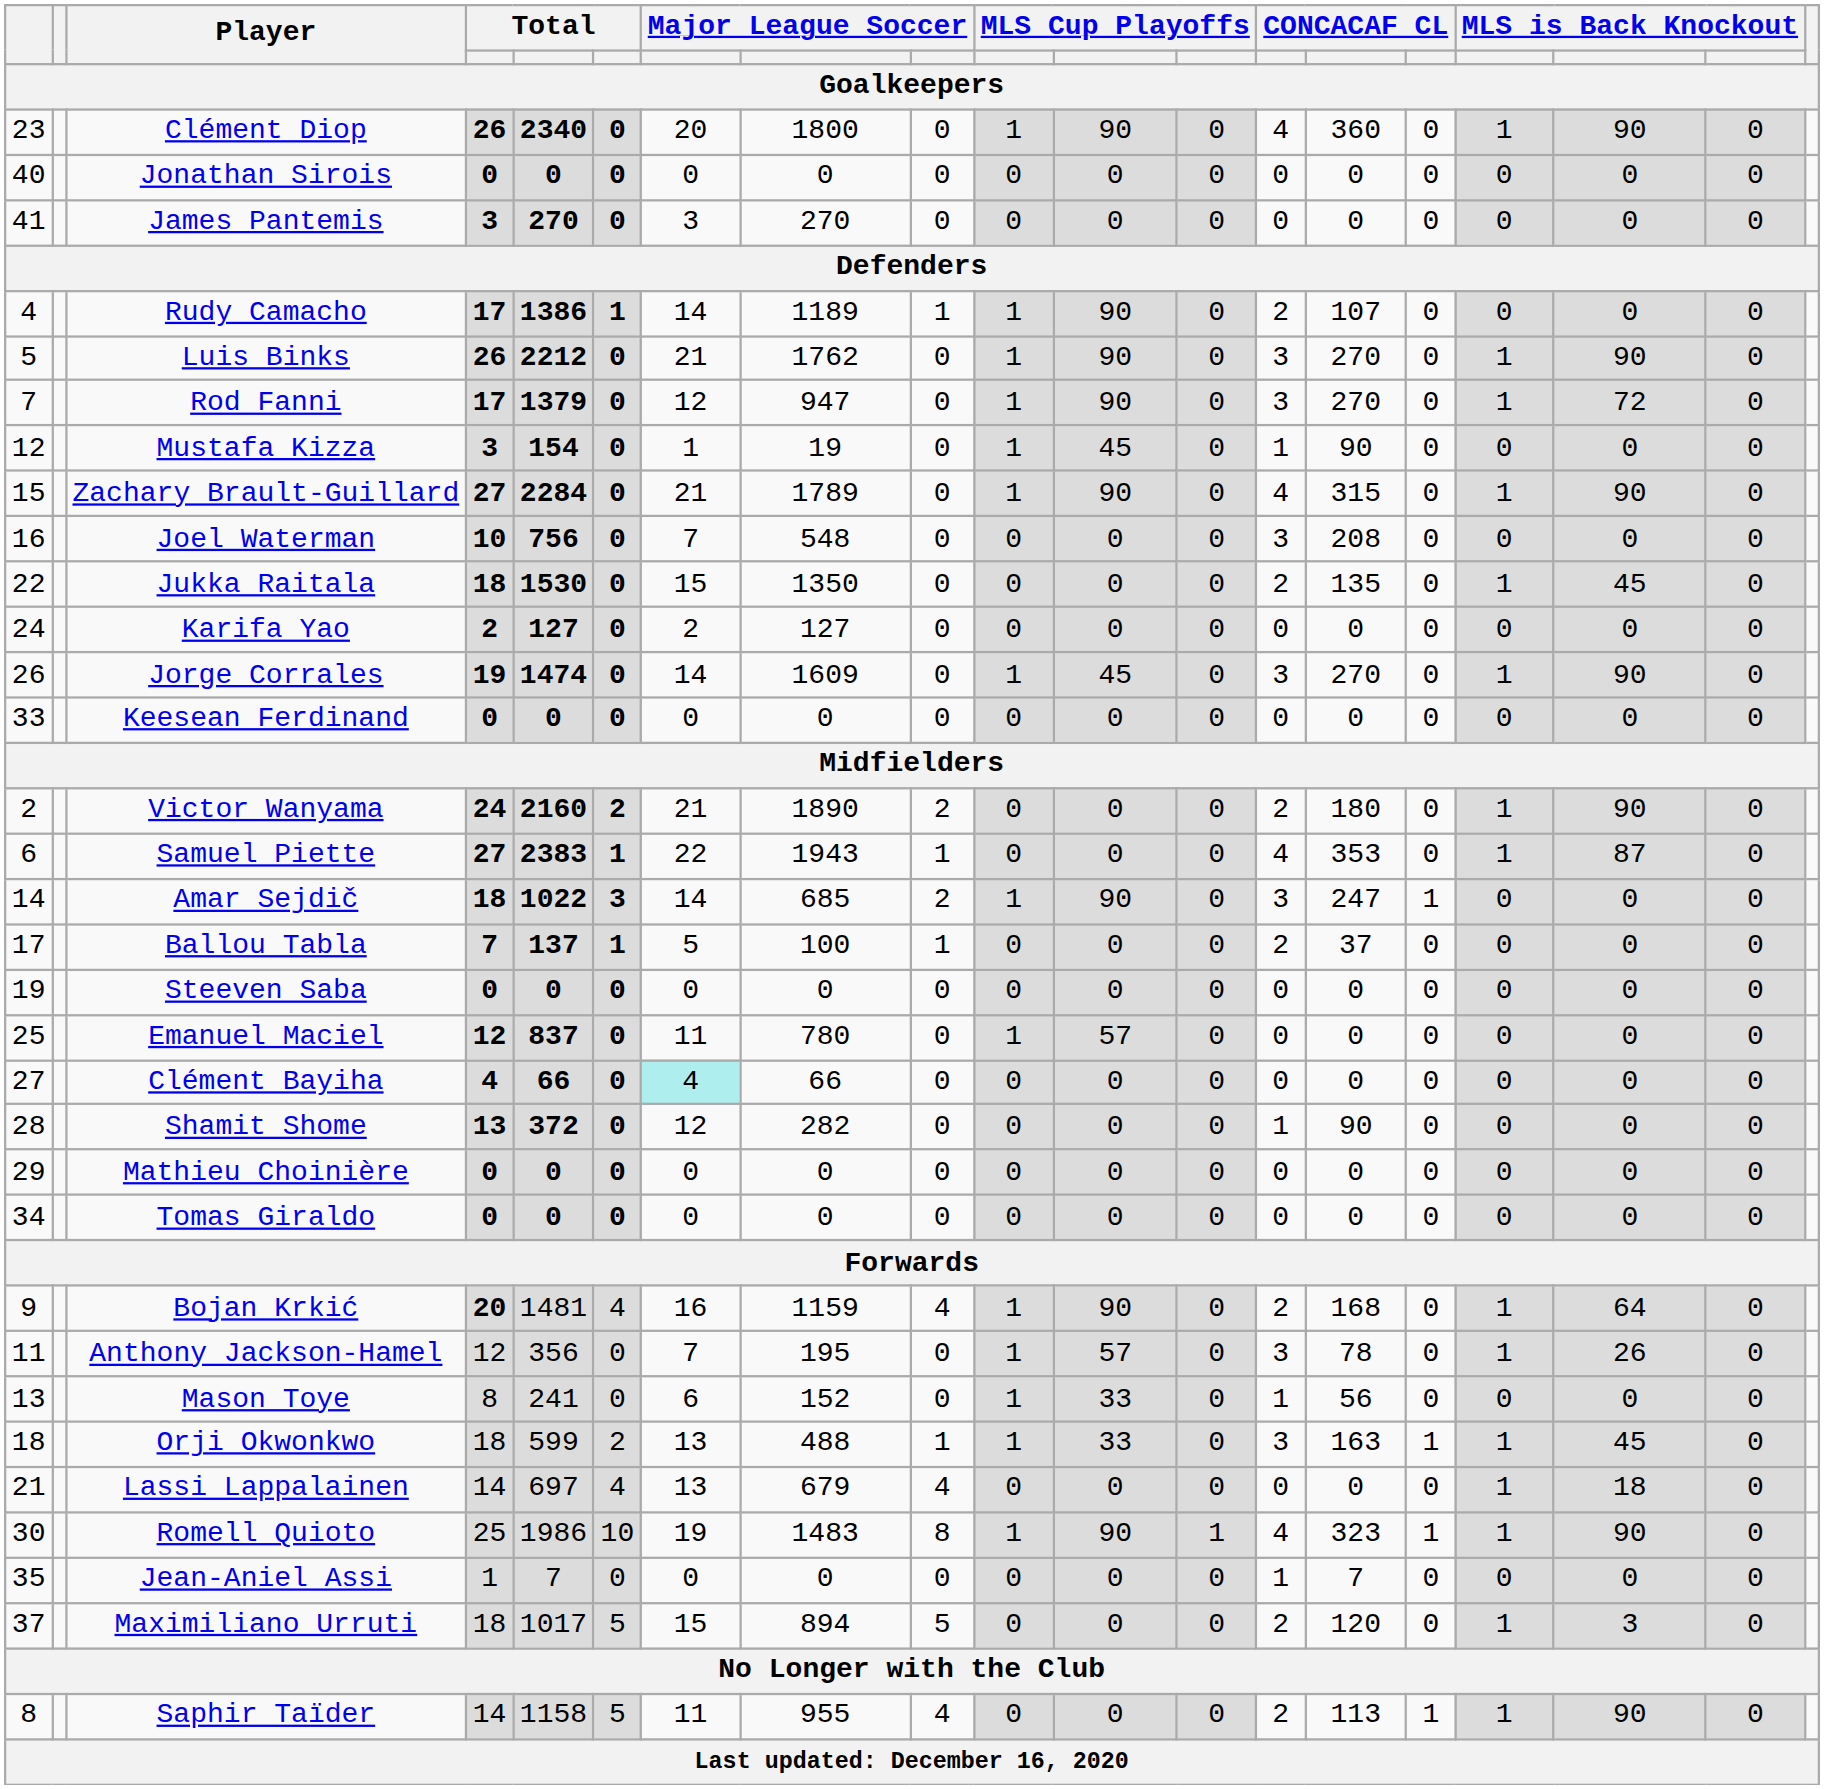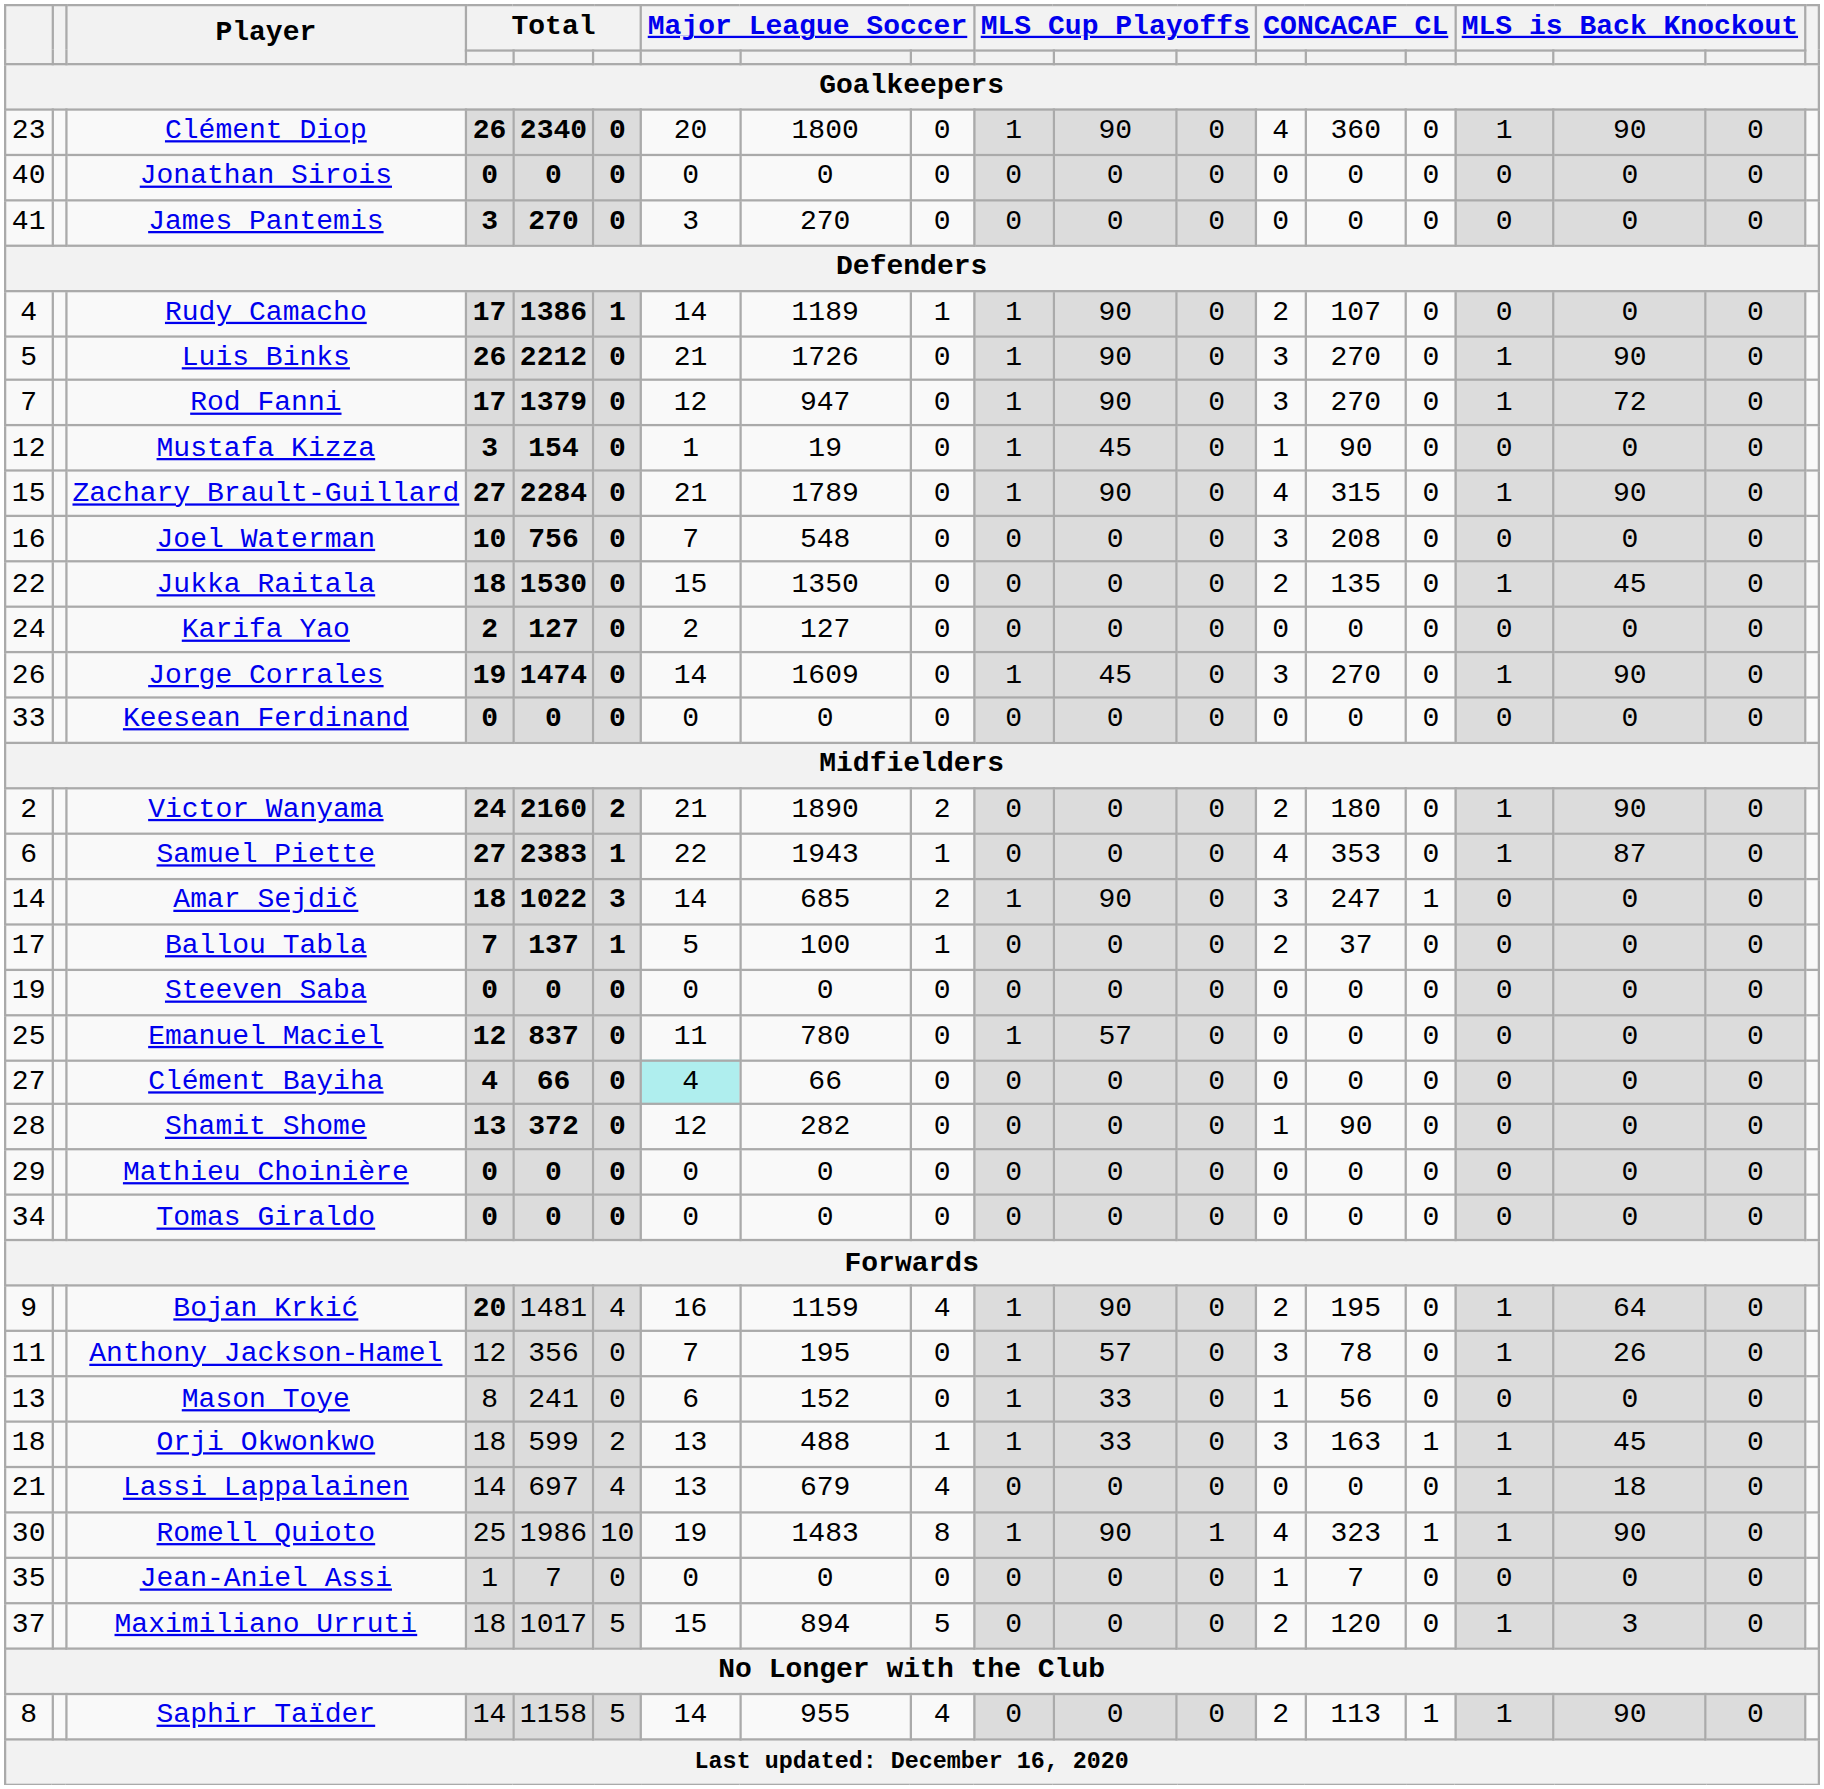(825, 358) 1762 -> (825, 358) 1726
(1356, 1309) 168 -> (1356, 1309) 195
(691, 1716) 11 -> (691, 1716) 14
